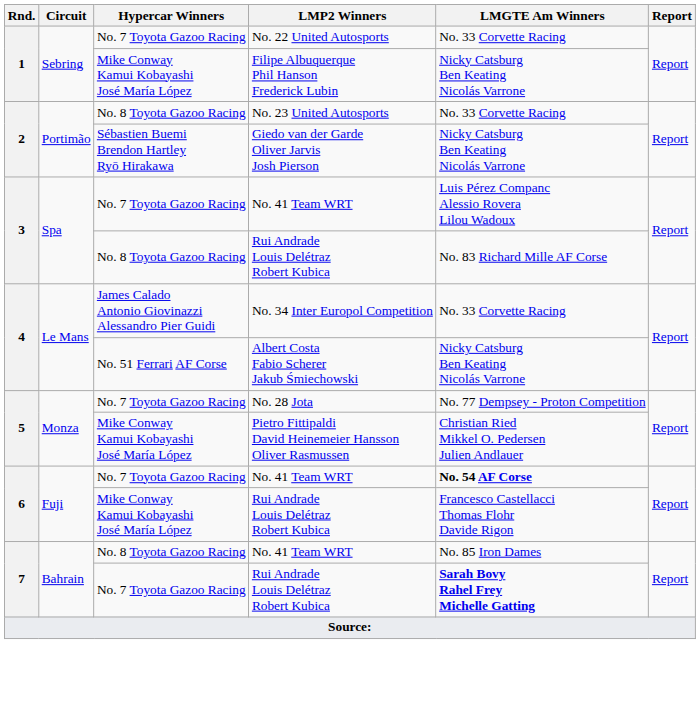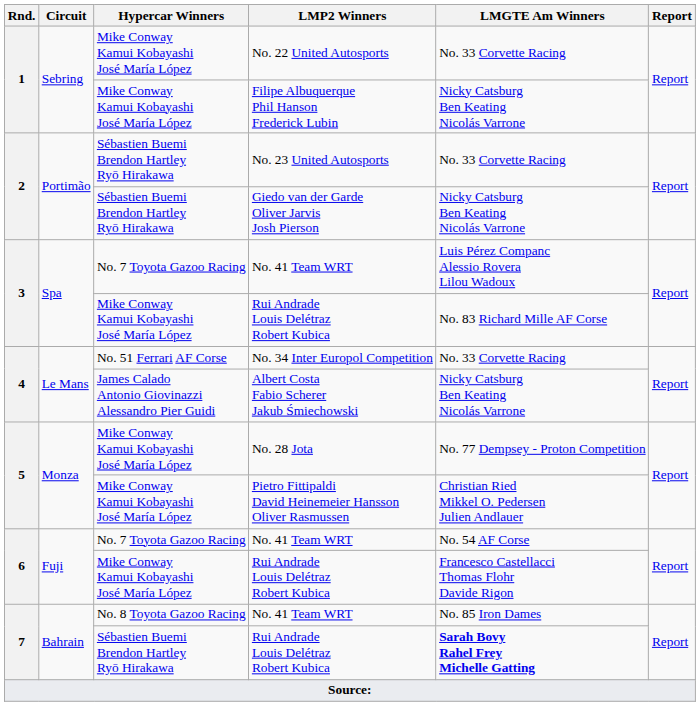(171, 37) No. 7 Toyota Gazoo Racing -> (145, 52) Mike Conway Kamui Kobayashi José María López
(171, 112) No. 8 Toyota Gazoo Racing -> (142, 159) Sébastien Buemi Brendon Hartley Ryō Hirakawa
(171, 256) No. 8 Toyota Gazoo Racing -> (145, 319) Mike Conway Kamui Kobayashi José María López
(156, 310) James Calado Antonio Giovinazzi Alessandro Pier Guidi -> (162, 357) No. 51 Ferrari AF Corse
(162, 363) No. 51 Ferrari AF Corse -> (156, 394) James Calado Antonio Giovinazzi Alessandro Pier Guidi
(171, 401) No. 7 Toyota Gazoo Racing -> (145, 448) Mike Conway Kamui Kobayashi José María López
(486, 476) bold -> (484, 539) normal
(171, 589) No. 7 Toyota Gazoo Racing -> (142, 652) Sébastien Buemi Brendon Hartley Ryō Hirakawa
